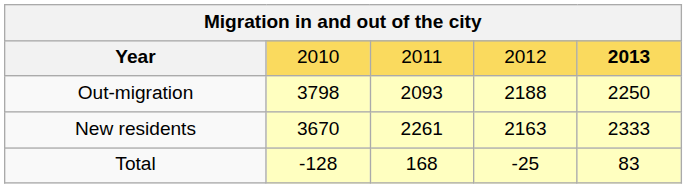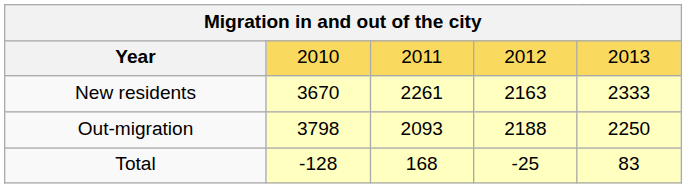(629, 57) bold -> (629, 57) normal
rows swapped: (136, 128) <-> (136, 93)
